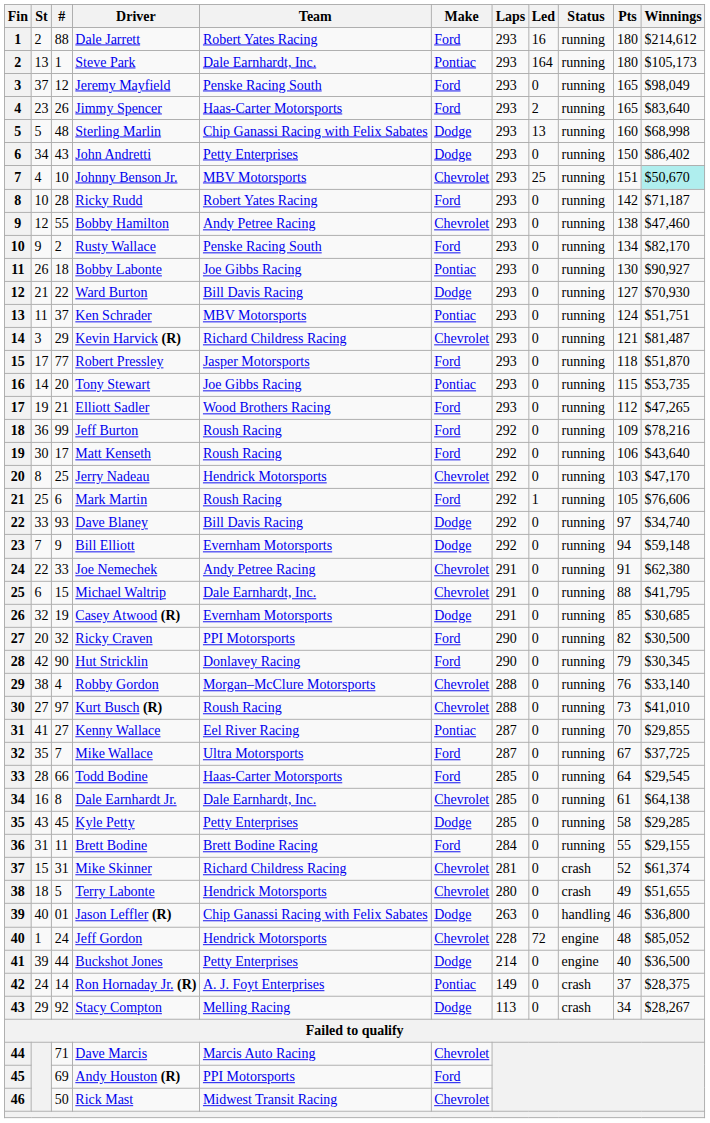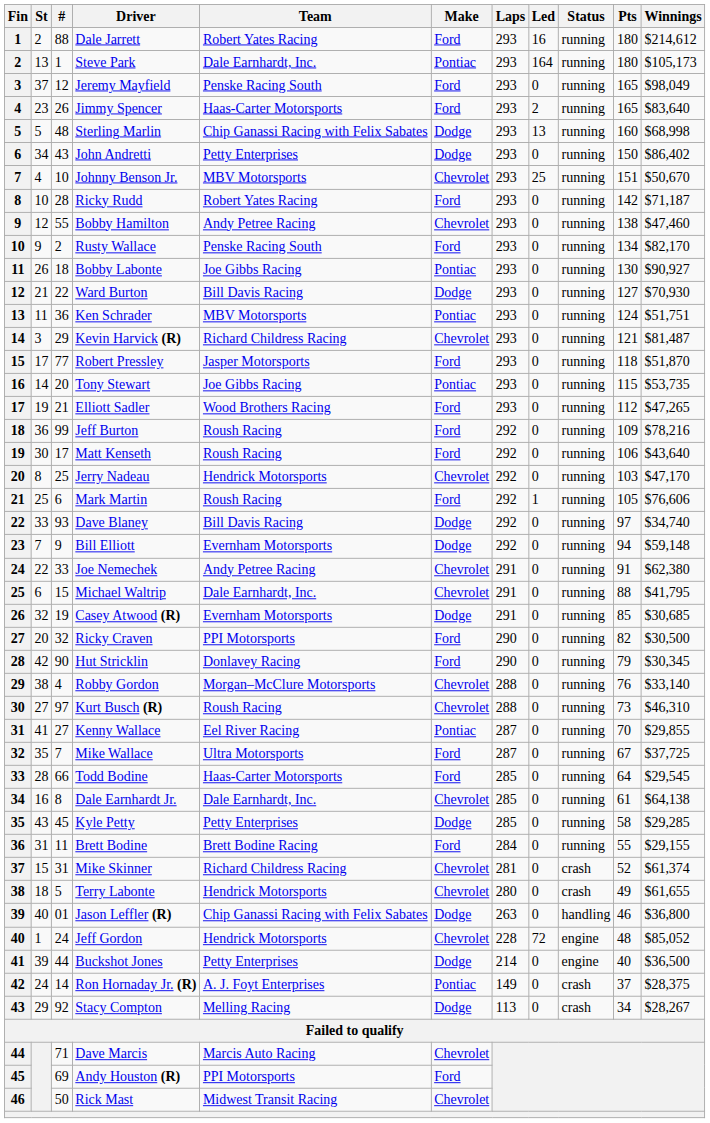(667, 177) paleturquoise background -> (667, 177) no background
(62, 315) 37 -> (62, 315) 36
(667, 707) $41,010 -> (667, 707) $46,310
(667, 892) $51,655 -> (667, 892) $61,655
